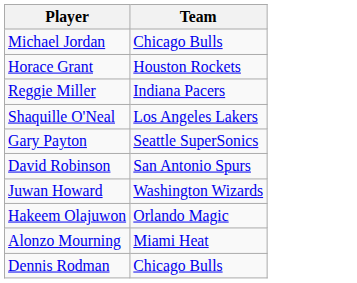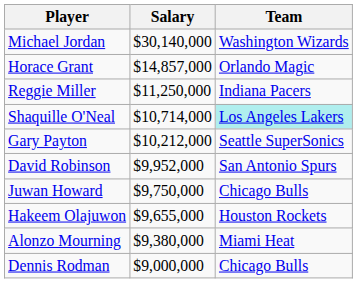+ column: (173, 16)
(178, 41) Chicago Bulls -> (284, 41) Washington Wizards
(187, 66) Houston Rockets -> (267, 66) Orlando Magic
(196, 116) no background -> (281, 116) paleturquoise background
(198, 191) Washington Wizards -> (264, 191) Chicago Bulls
(181, 215) Orlando Magic -> (273, 215) Houston Rockets
